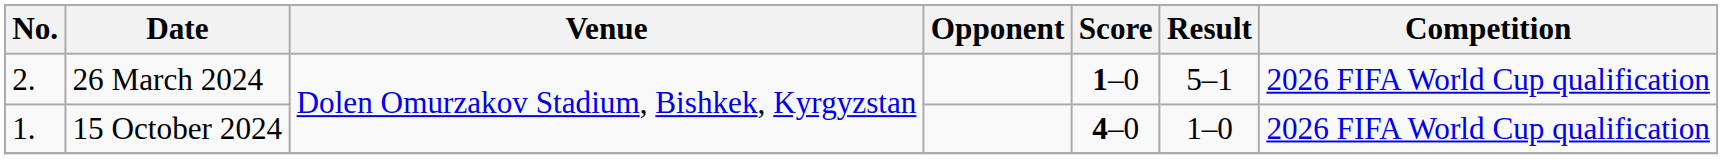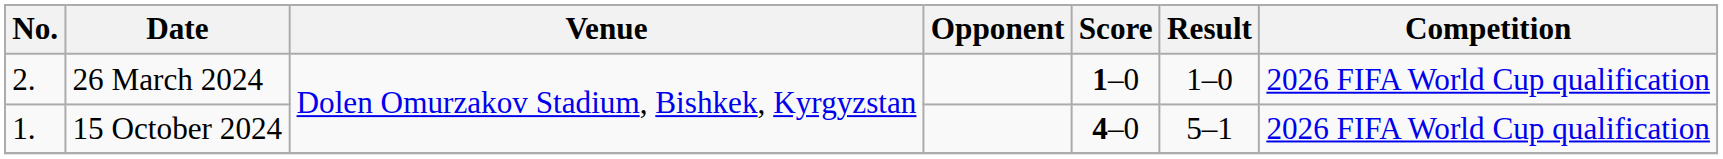(1210, 78) 5–1 -> (1210, 78) 1–0
(1210, 128) 1–0 -> (1210, 128) 5–1
